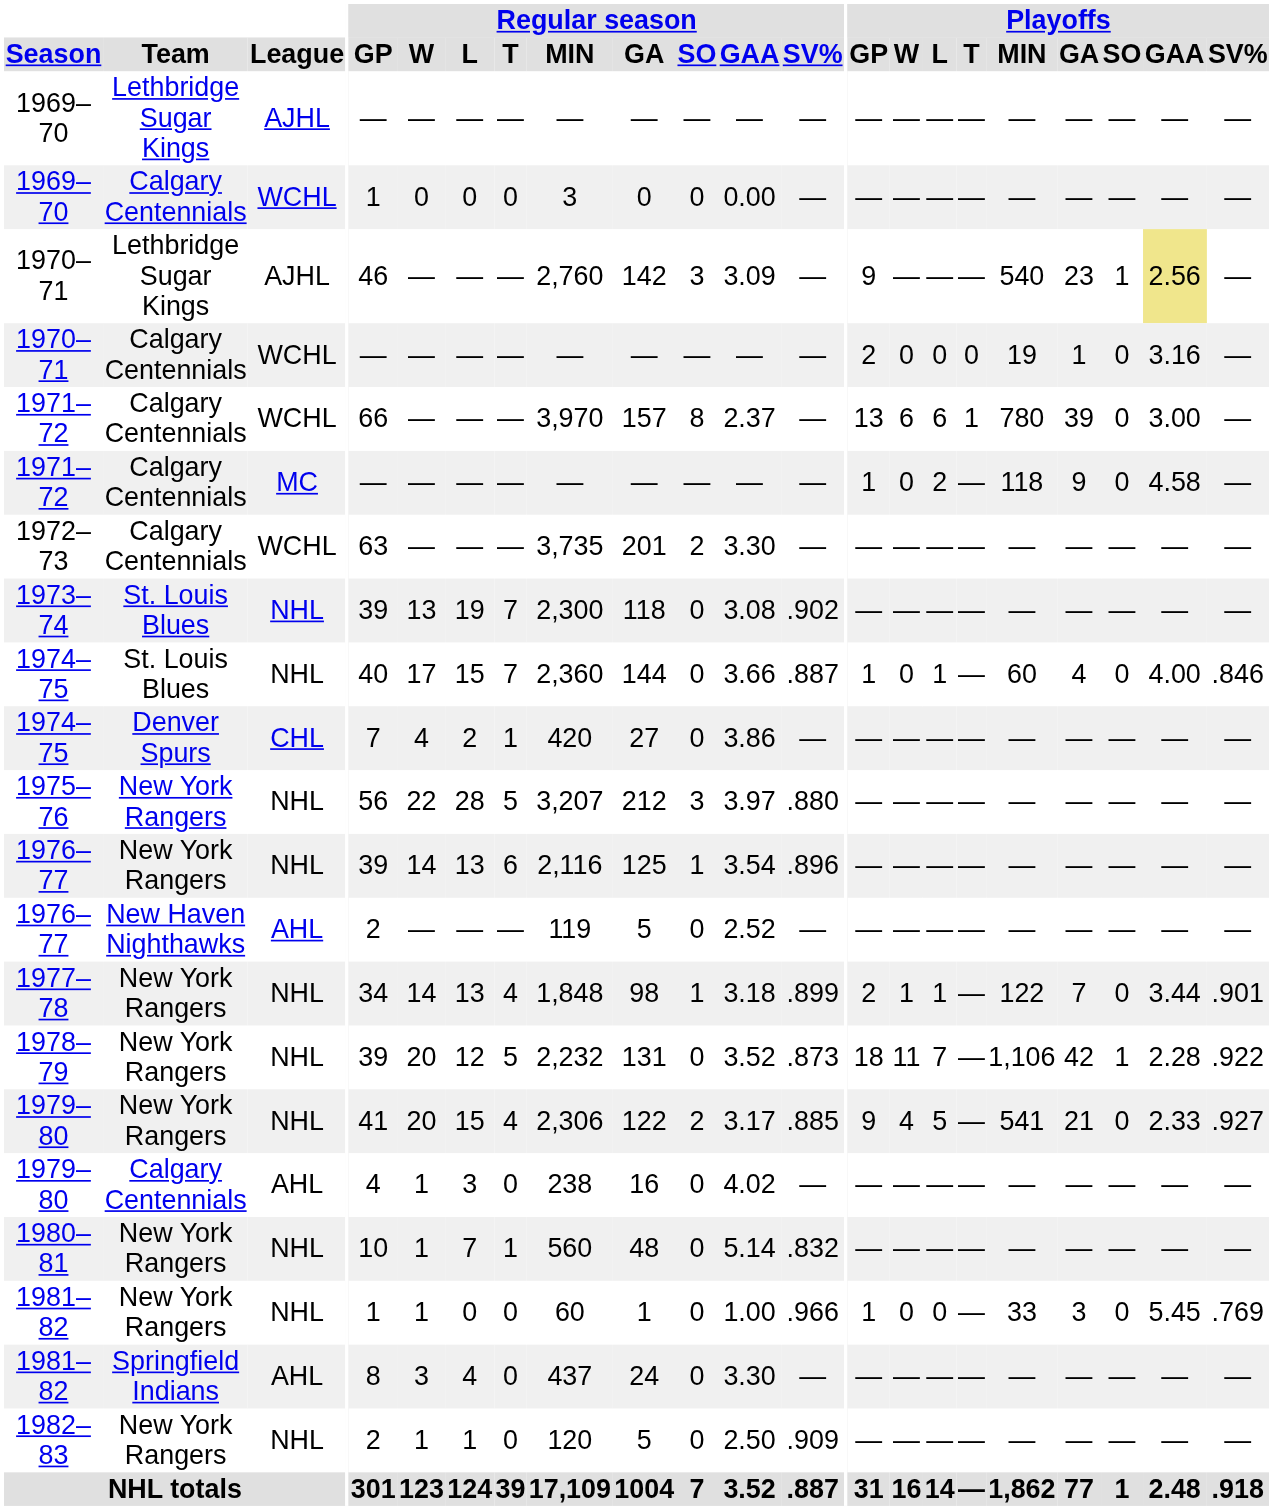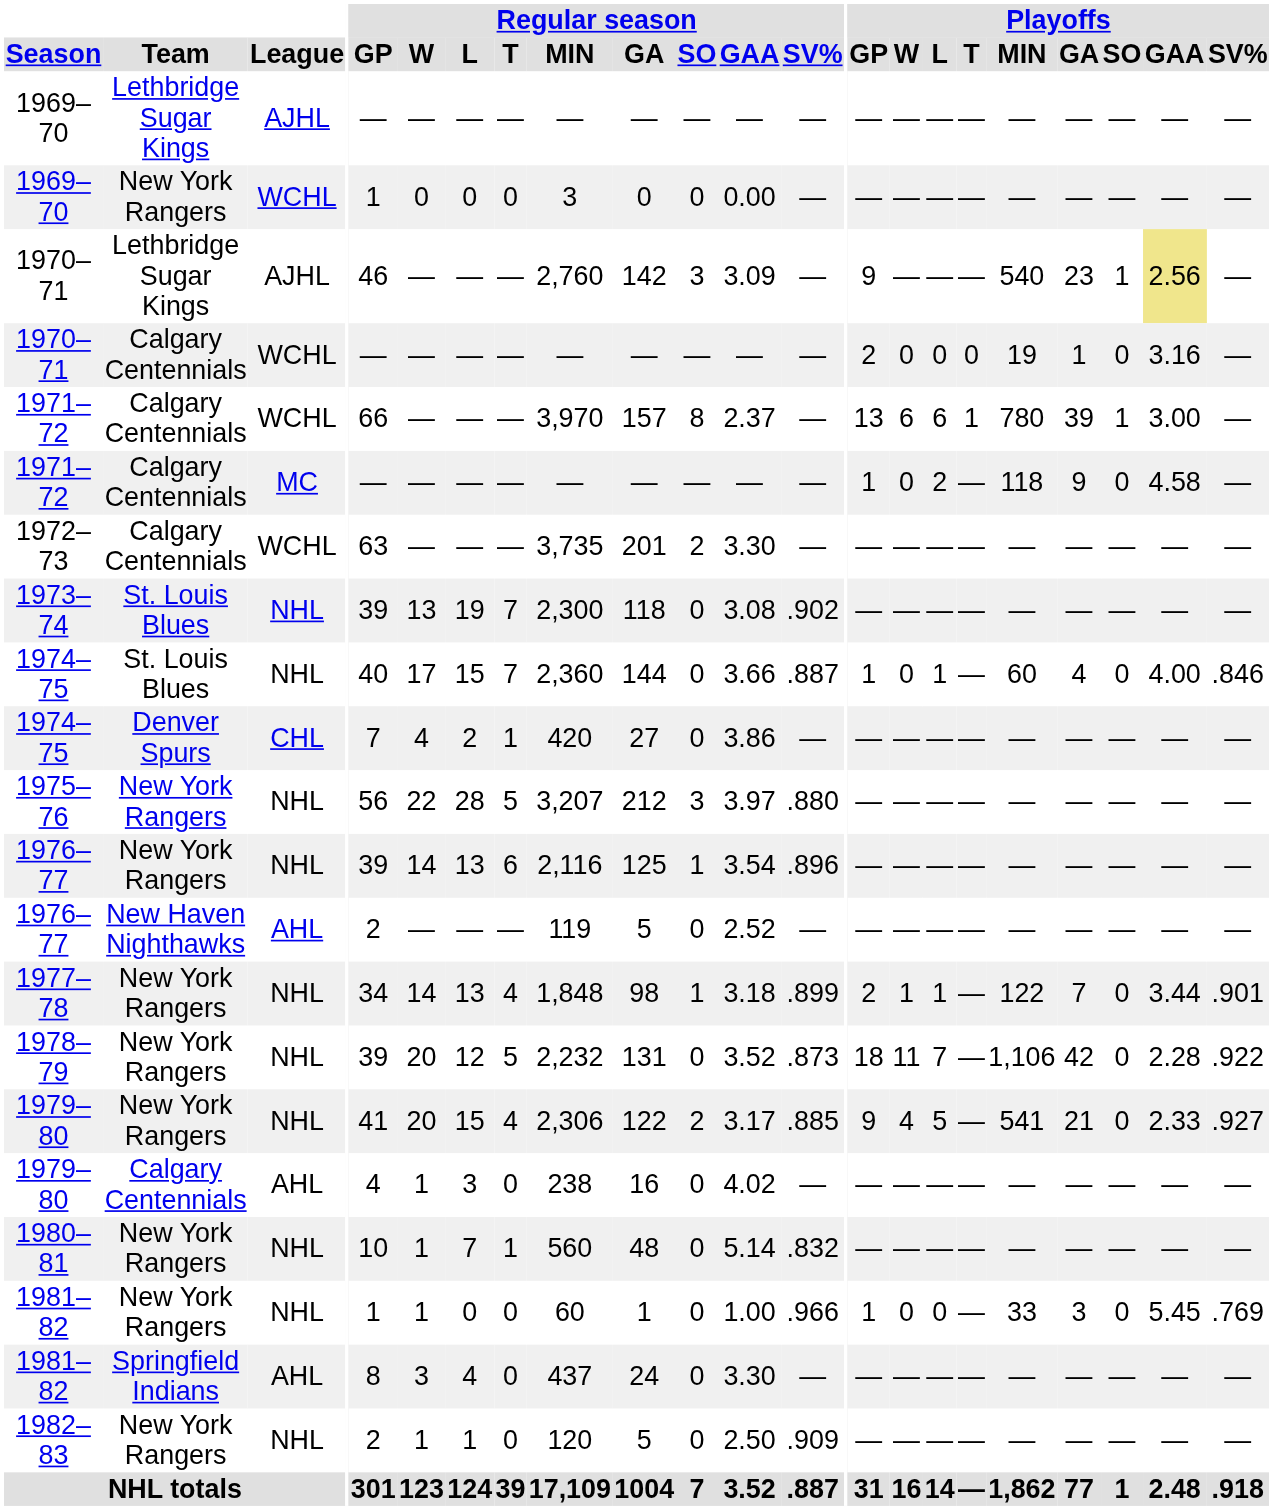(176, 196) Calgary Centennials -> (176, 196) New York Rangers
(1122, 418) 0 -> (1122, 418) 1
(1122, 1057) 1 -> (1122, 1057) 0
